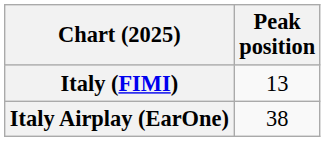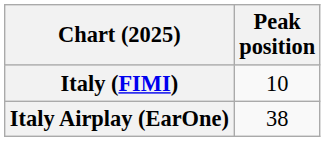(277, 82) 13 -> (277, 82) 10
